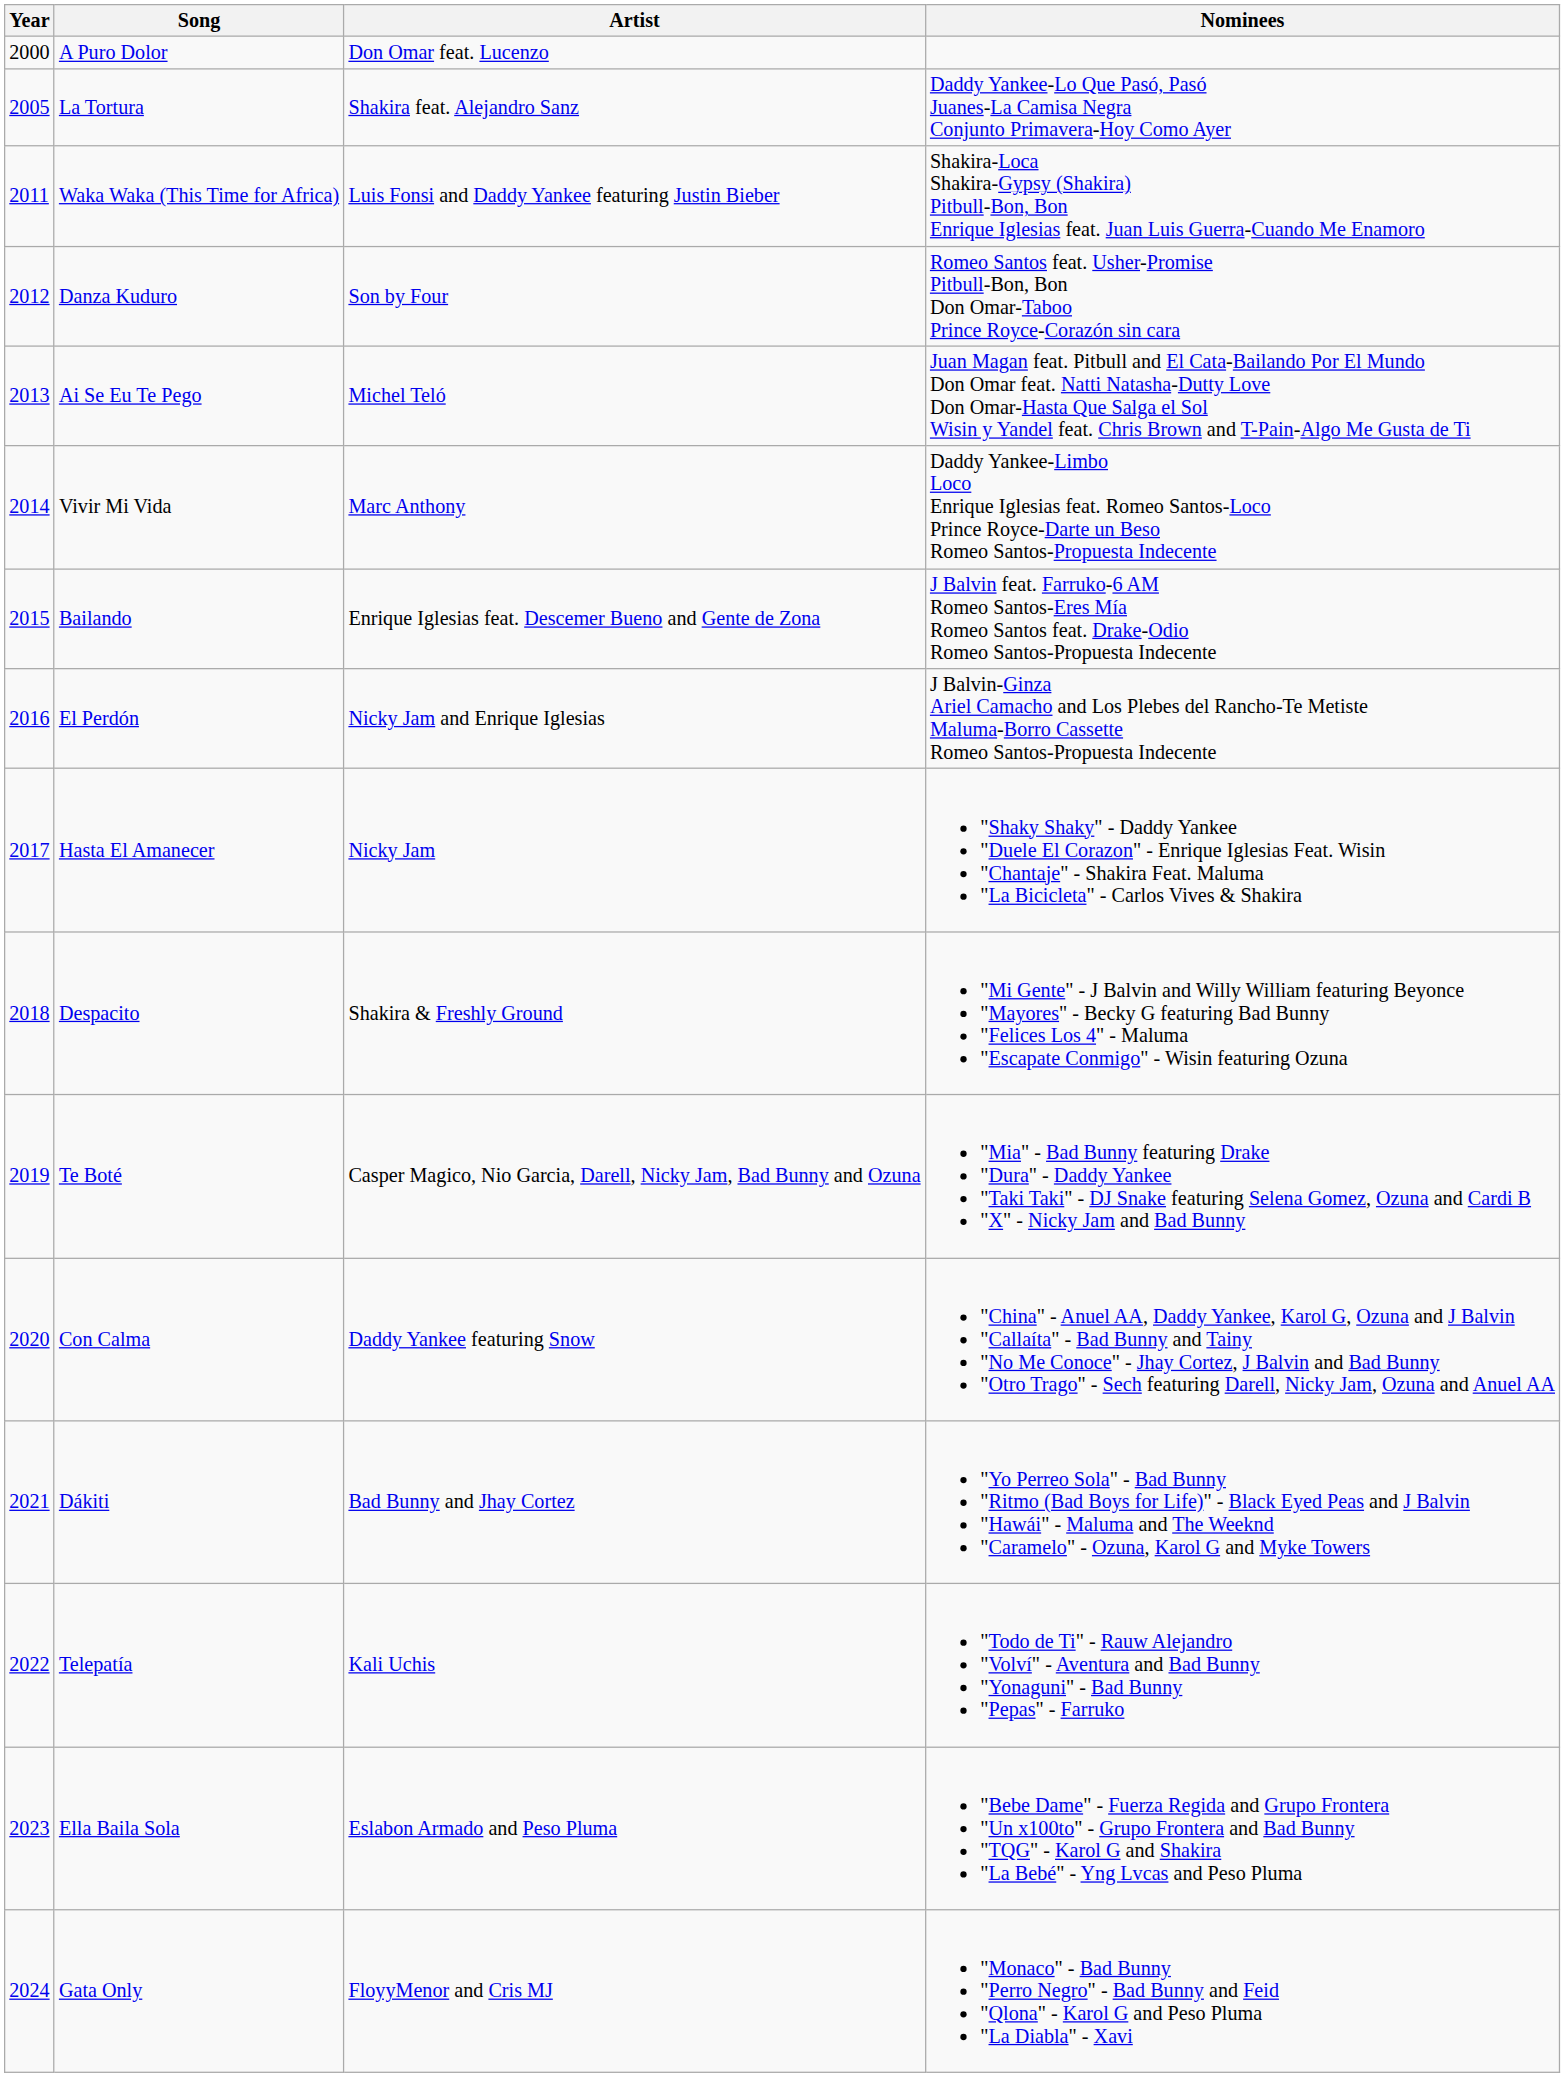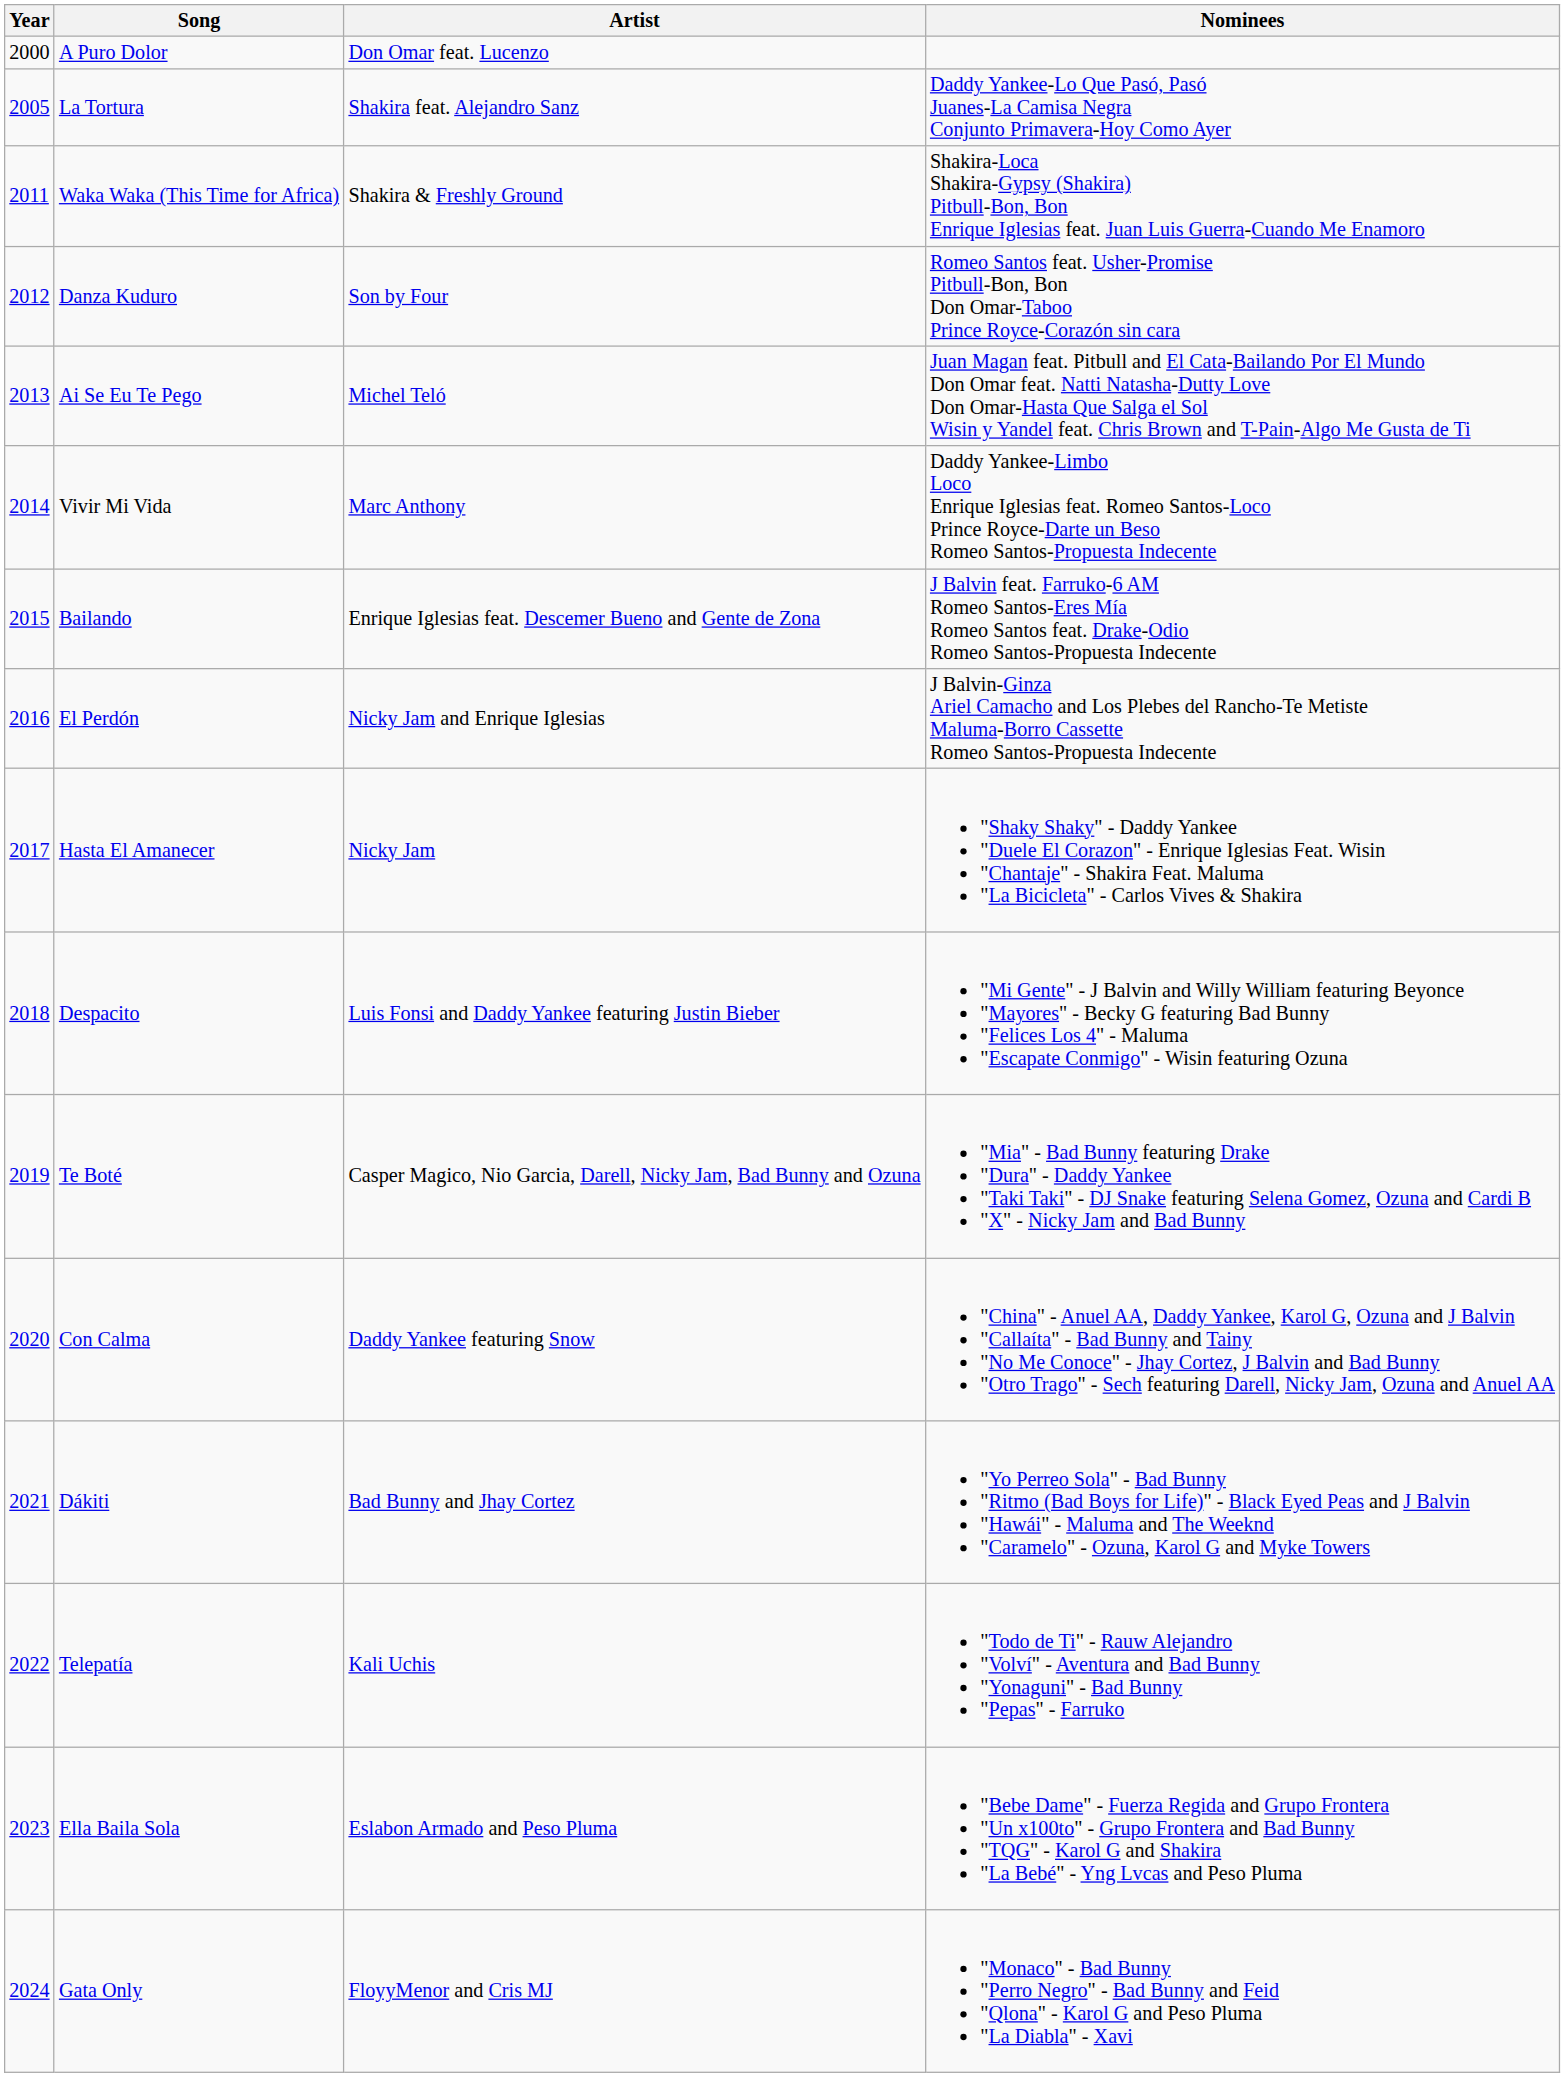(564, 195) Luis Fonsi and Daddy Yankee featuring Justin Bieber -> (456, 195) Shakira & Freshly Ground
(456, 1013) Shakira & Freshly Ground -> (564, 1013) Luis Fonsi and Daddy Yankee featuring Justin Bieber
